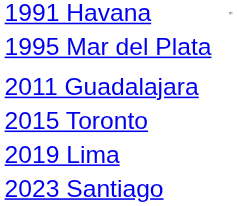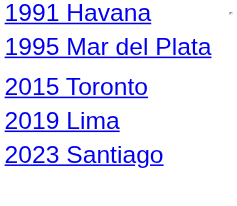- row: (102, 87)
